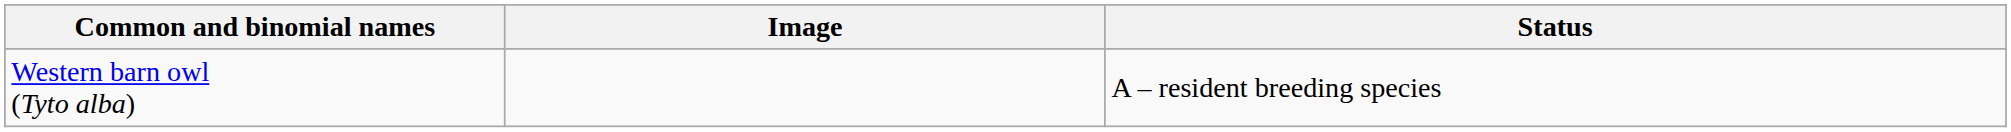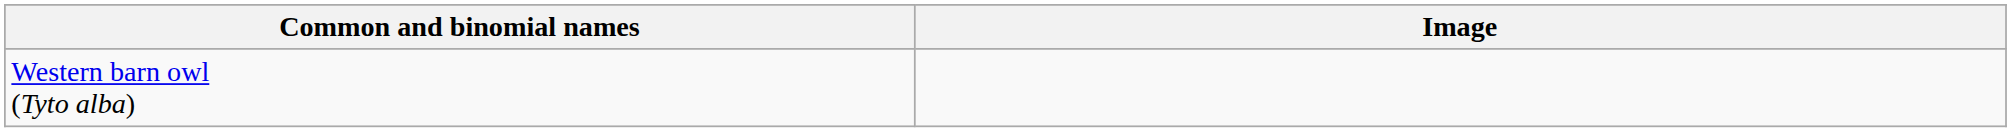- column: (1555, 26)
